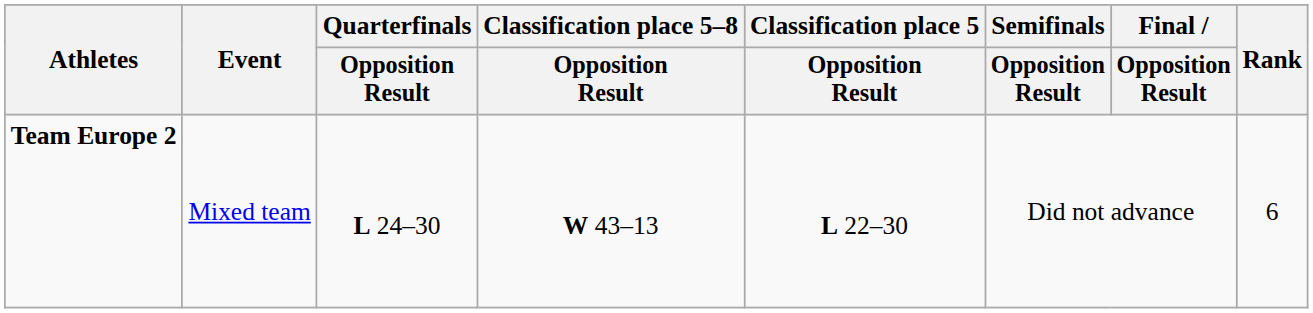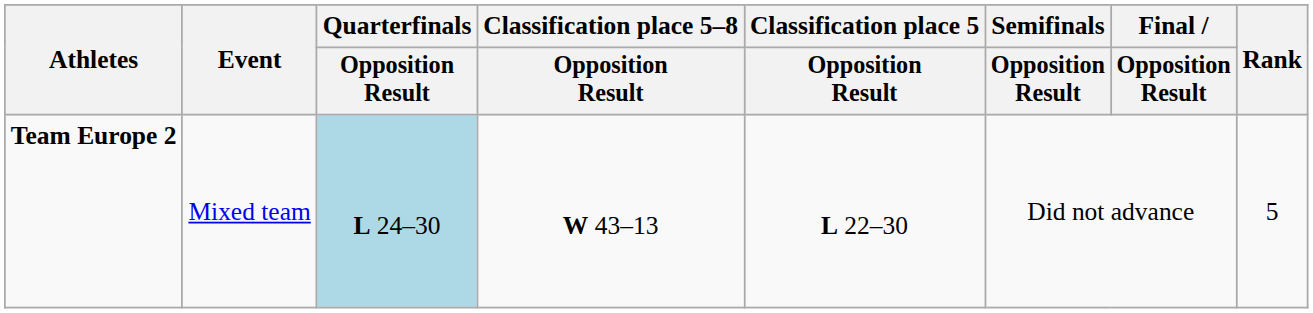(397, 226) no background -> (397, 226) lightblue background
(1272, 211) 6 -> (1272, 211) 5
